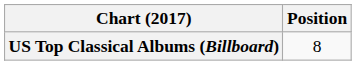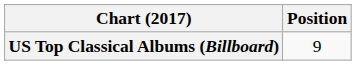(317, 45) 8 -> (317, 45) 9
